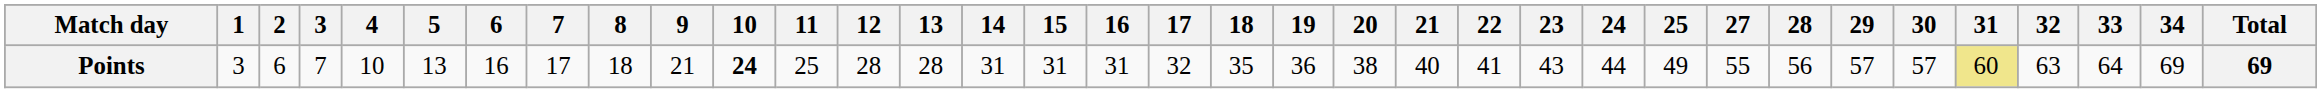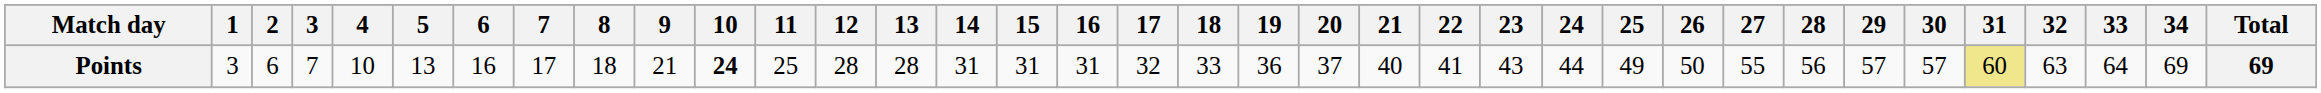+ column: (1692, 24)
(1241, 65) 35 -> (1209, 65) 33
(1365, 65) 38 -> (1330, 65) 37
